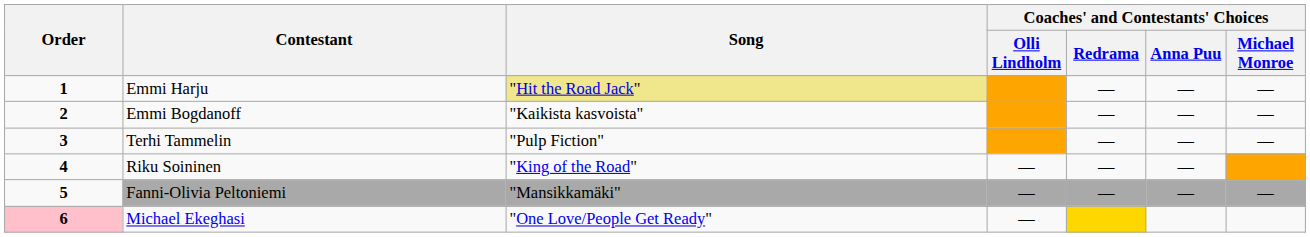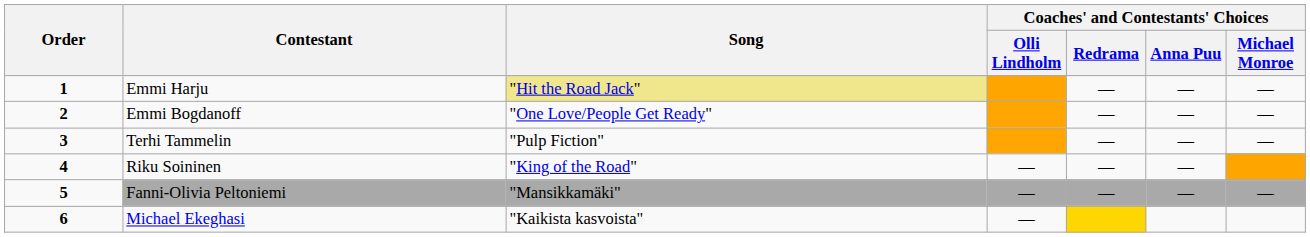(576, 114) "Kaikista kasvoista" -> (611, 114) "One Love/People Get Ready"
(63, 219) pink background -> (63, 219) no background
(611, 219) "One Love/People Get Ready" -> (576, 219) "Kaikista kasvoista"
